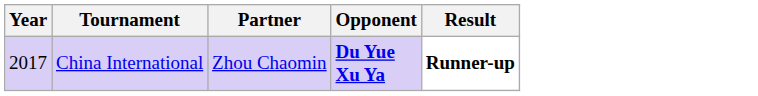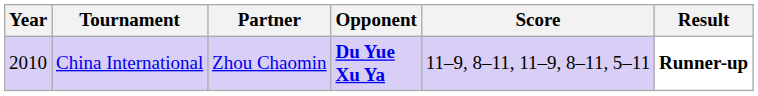+ column: (538, 20)
(28, 63) 2017 -> (28, 63) 2010
